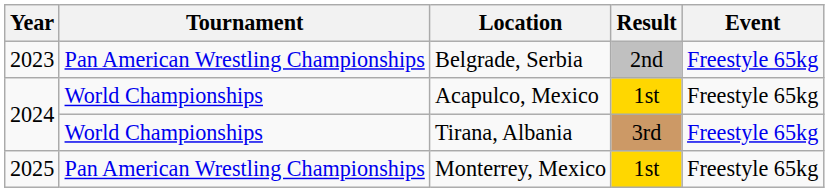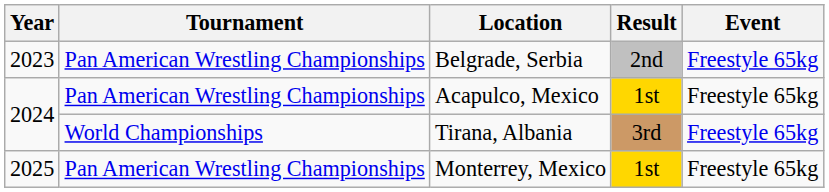(164, 96) World Championships -> (245, 96) Pan American Wrestling Championships
